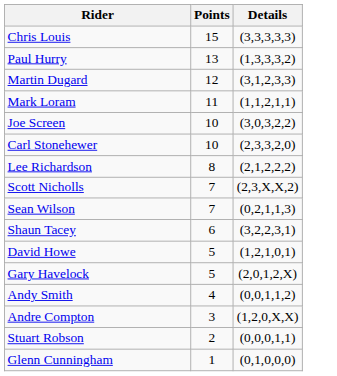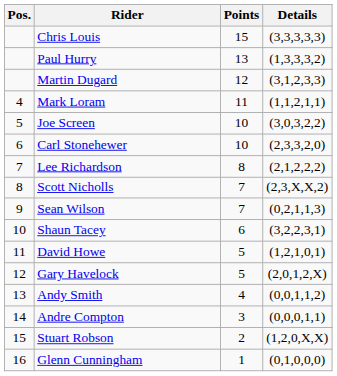+ column: (19, 15)
(268, 316) (1,2,0,X,X) -> (297, 316) (0,0,0,1,1)
(268, 338) (0,0,0,1,1) -> (297, 338) (1,2,0,X,X)
